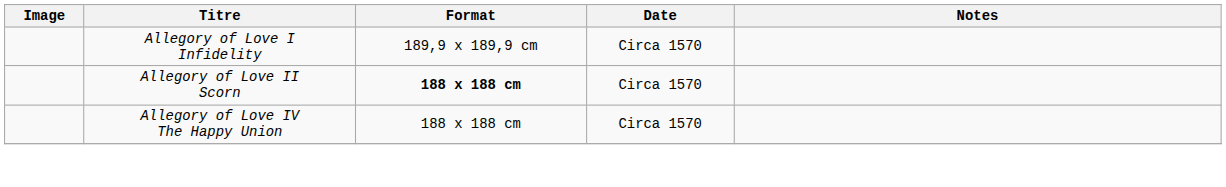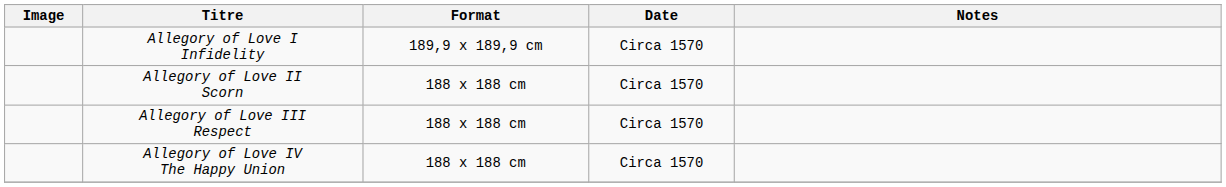(471, 85) bold -> (476, 85) normal
+ row: (223, 124)
